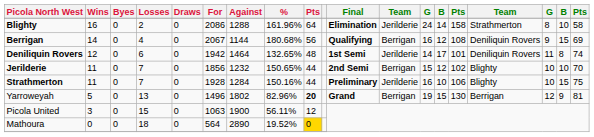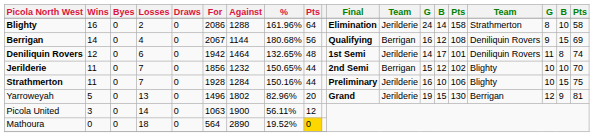(311, 96) bold -> (311, 96) normal
(399, 96) Berrigan -> (400, 96) Jerilderie
(144, 110) 15 -> (144, 110) 14
